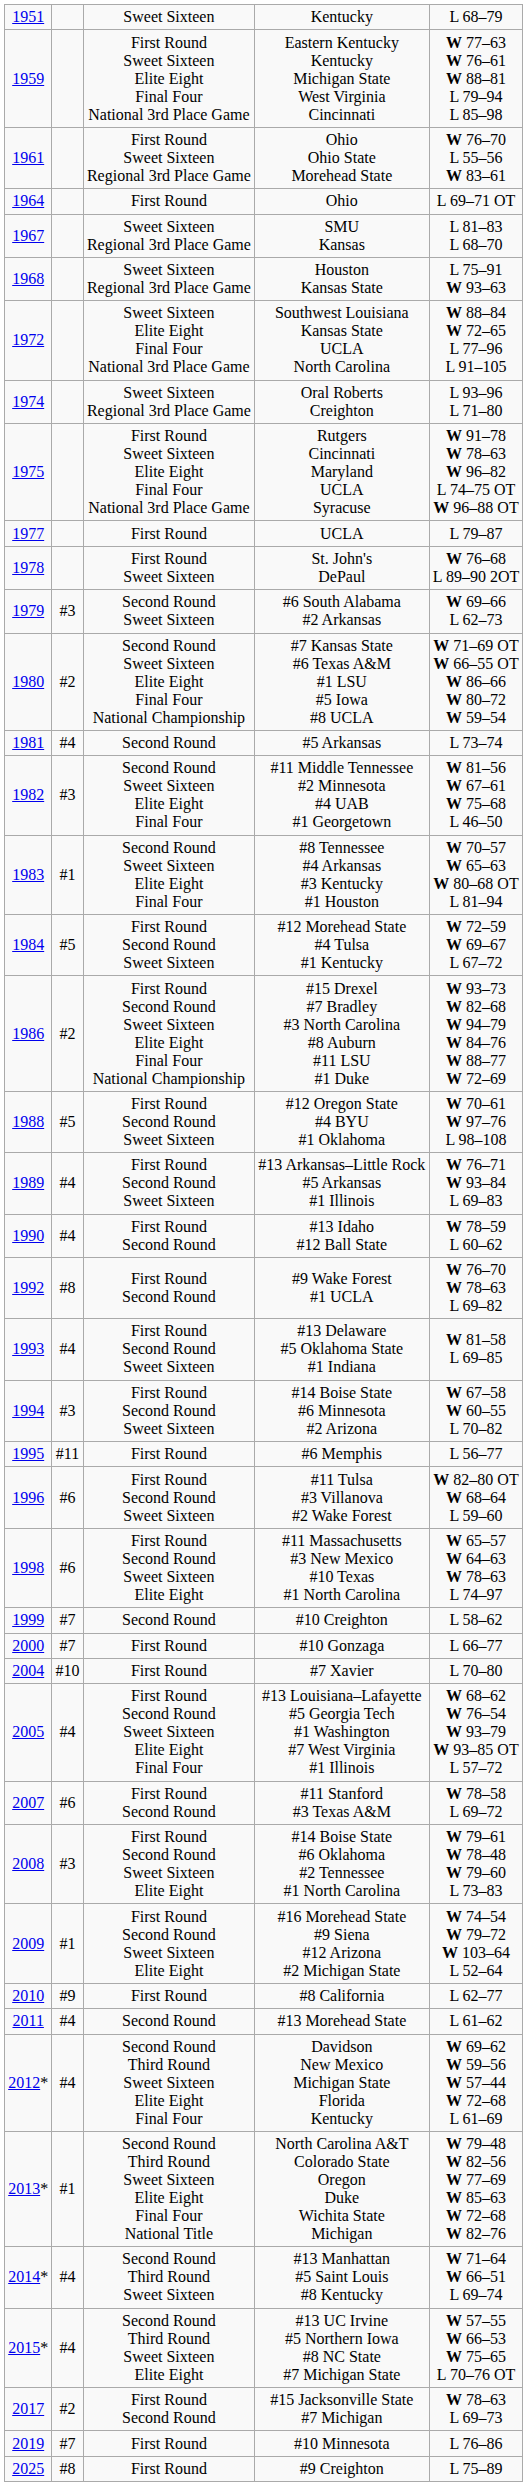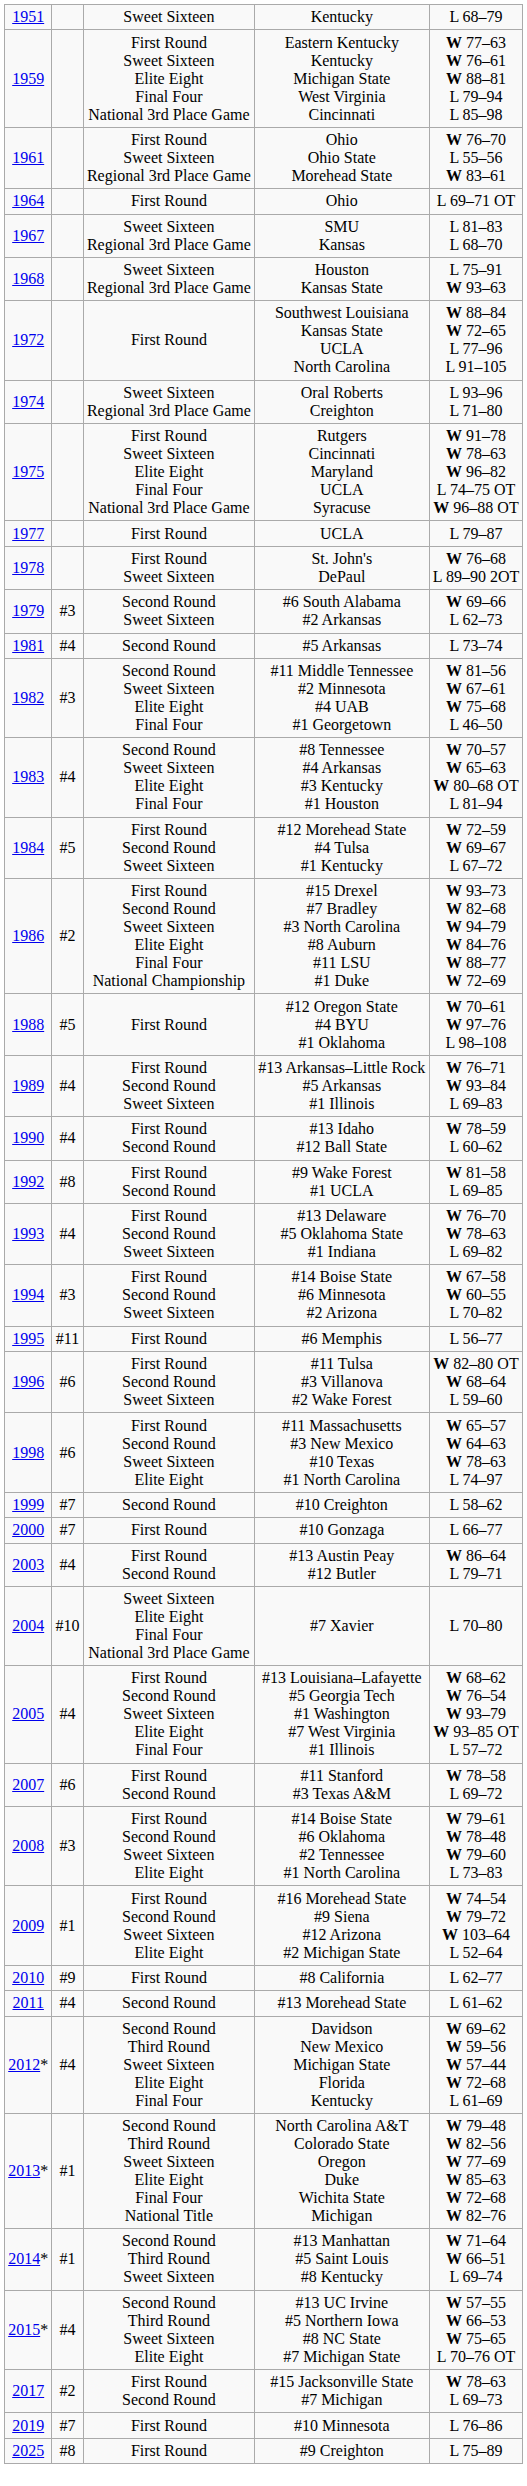(169, 340) Sweet Sixteen Elite Eight Final Four National 3rd Place Game -> (169, 340) First Round
- row: (342, 681)
(68, 874) #1 -> (68, 777) #4
(169, 1121) First Round Second Round Sweet Sixteen -> (169, 1024) First Round
(476, 1288) W 76–70 W 78–63 L 69–82 -> (476, 1181) W 81–58 L 69–85
(476, 1349) W 81–58 L 69–85 -> (476, 1234) W 76–70 W 78–63 L 69–82
+ row: (342, 1564)
(169, 1671) First Round -> (169, 1626) Sweet Sixteen Elite Eight Final Four National 3rd Place Game
(68, 2277) #4 -> (68, 2259) #1
